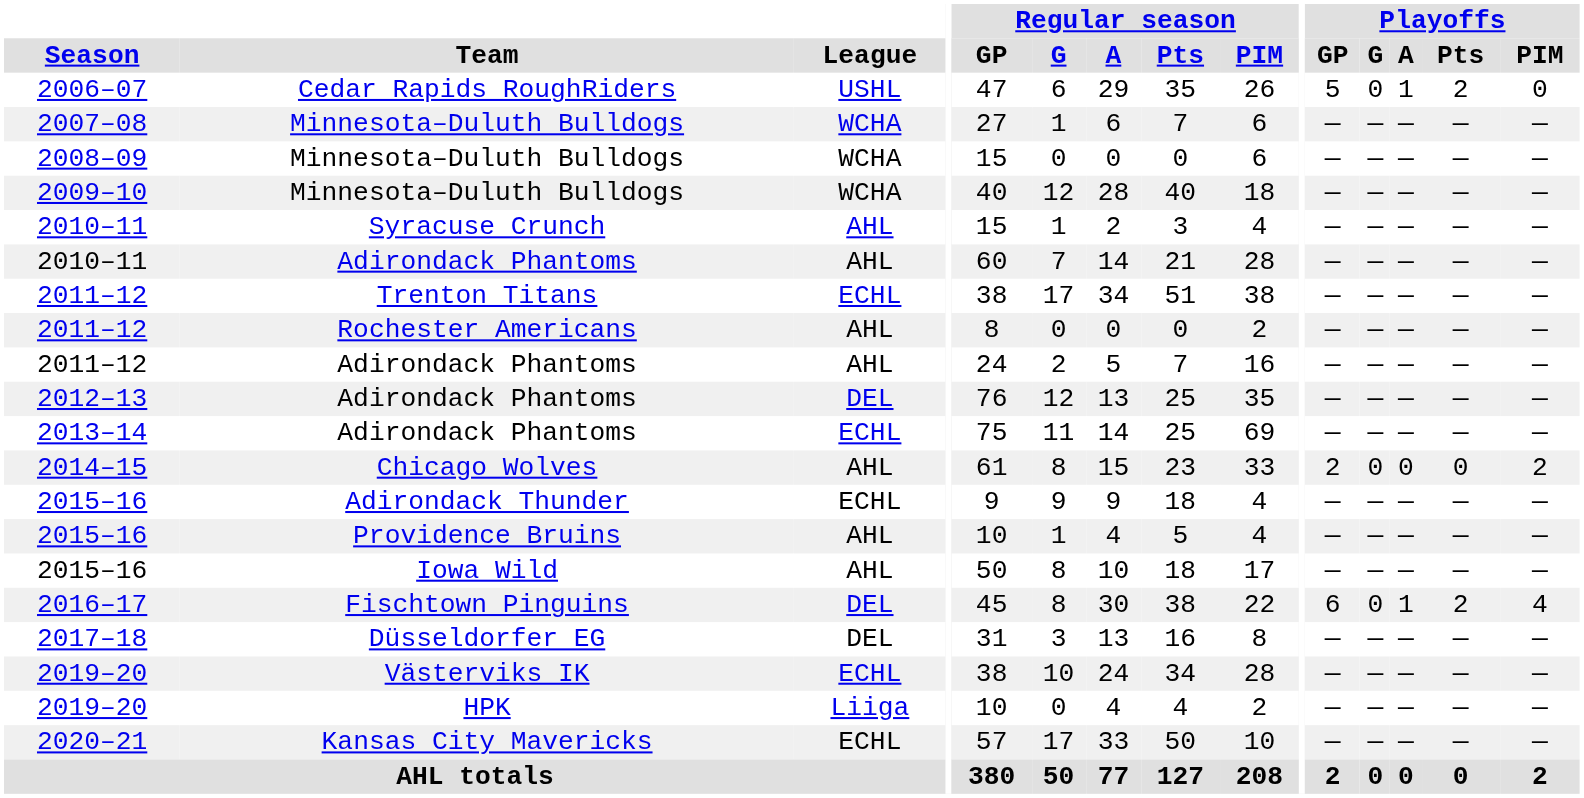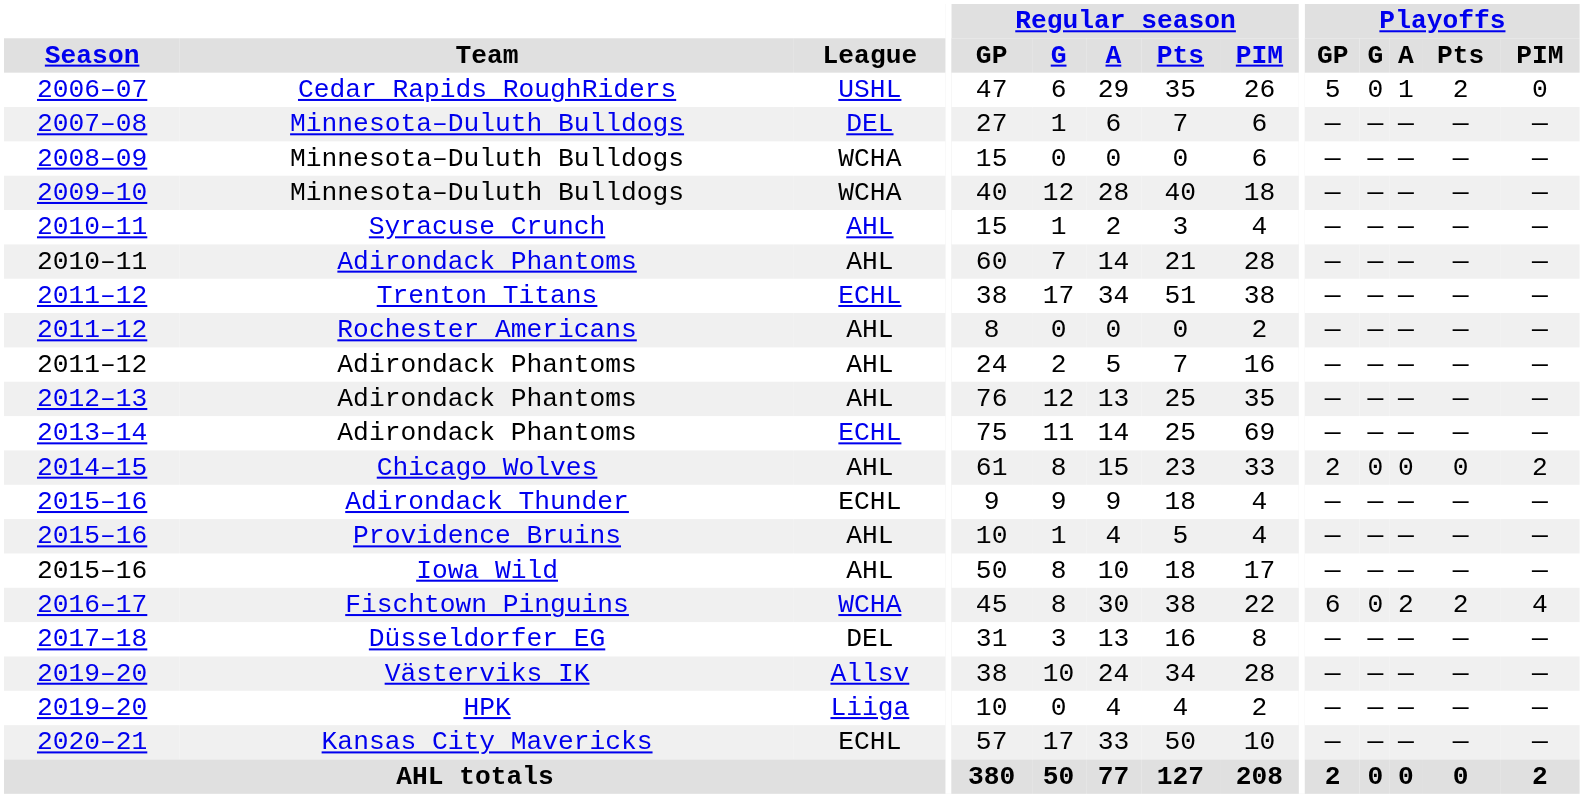(870, 124) WCHA -> (870, 124) DEL
(870, 399) DEL -> (870, 399) AHL
(870, 605) DEL -> (870, 605) WCHA
(1406, 605) 1 -> (1406, 605) 2
(870, 674) ECHL -> (870, 674) Allsv
